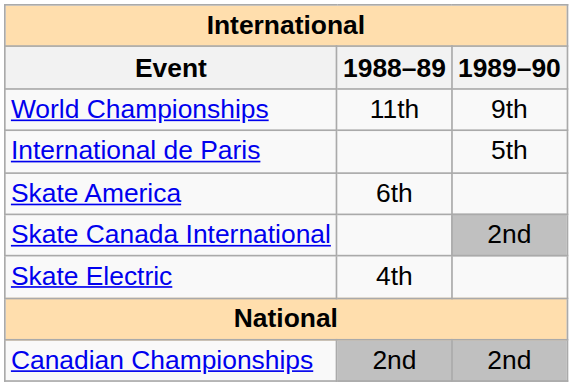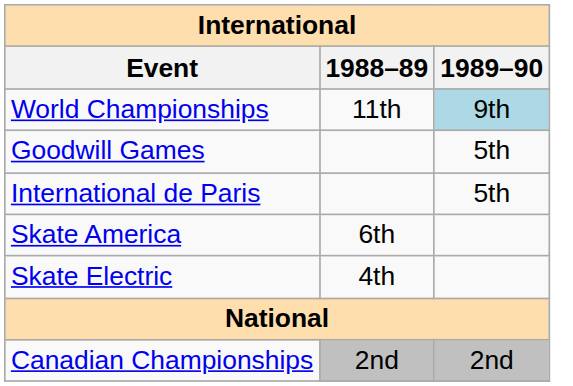(509, 109) no background -> (492, 109) lightblue background
+ row: (108, 151)
- row: (171, 234)
